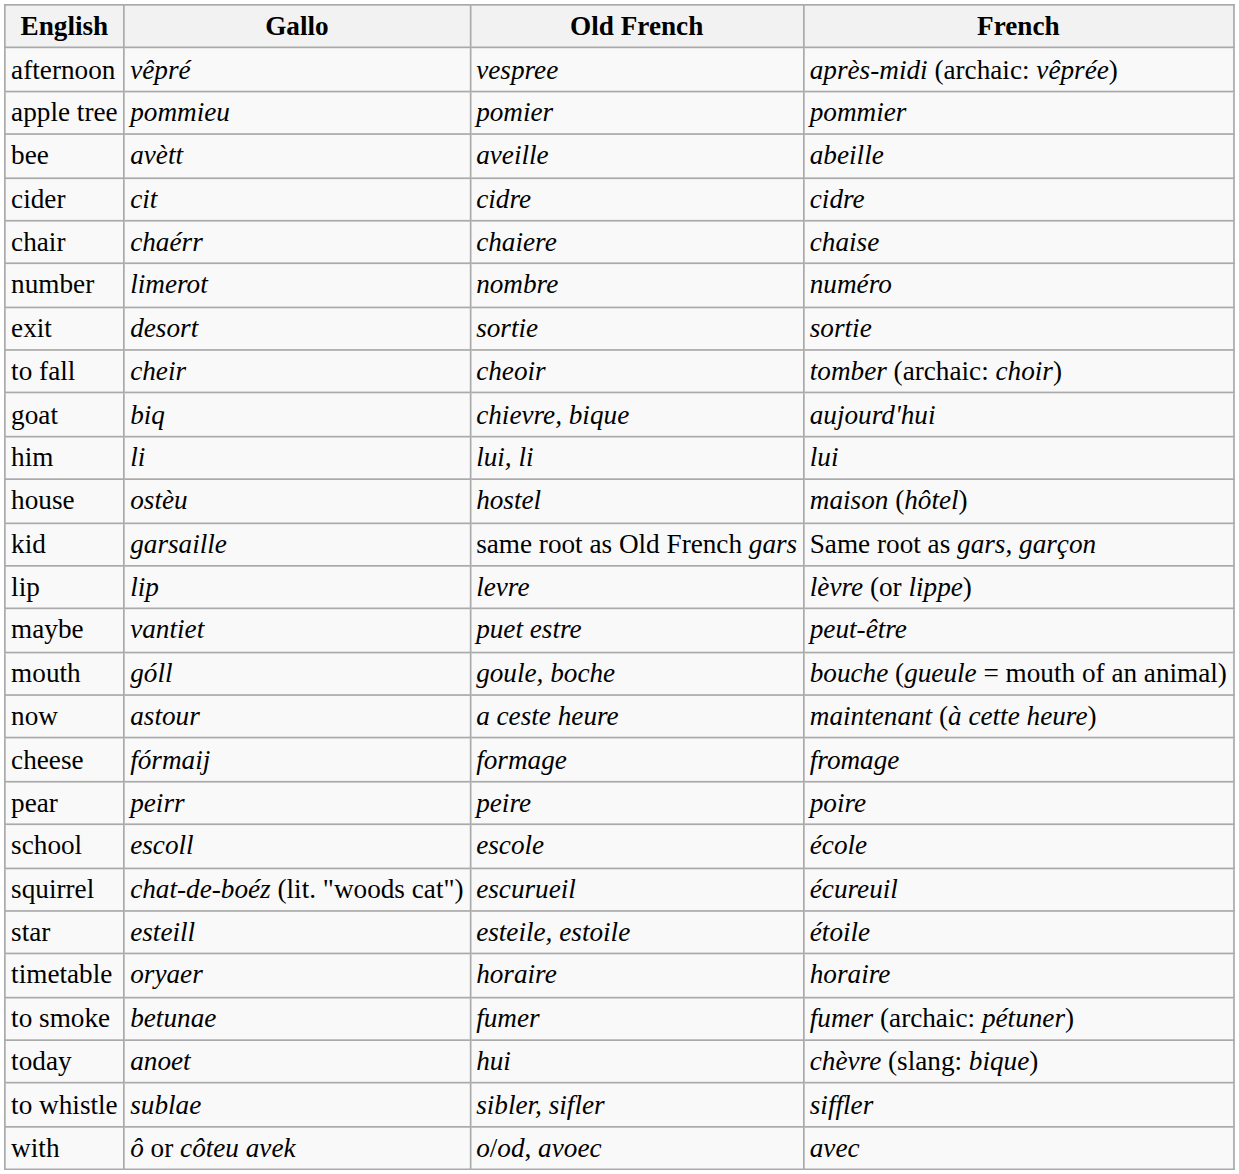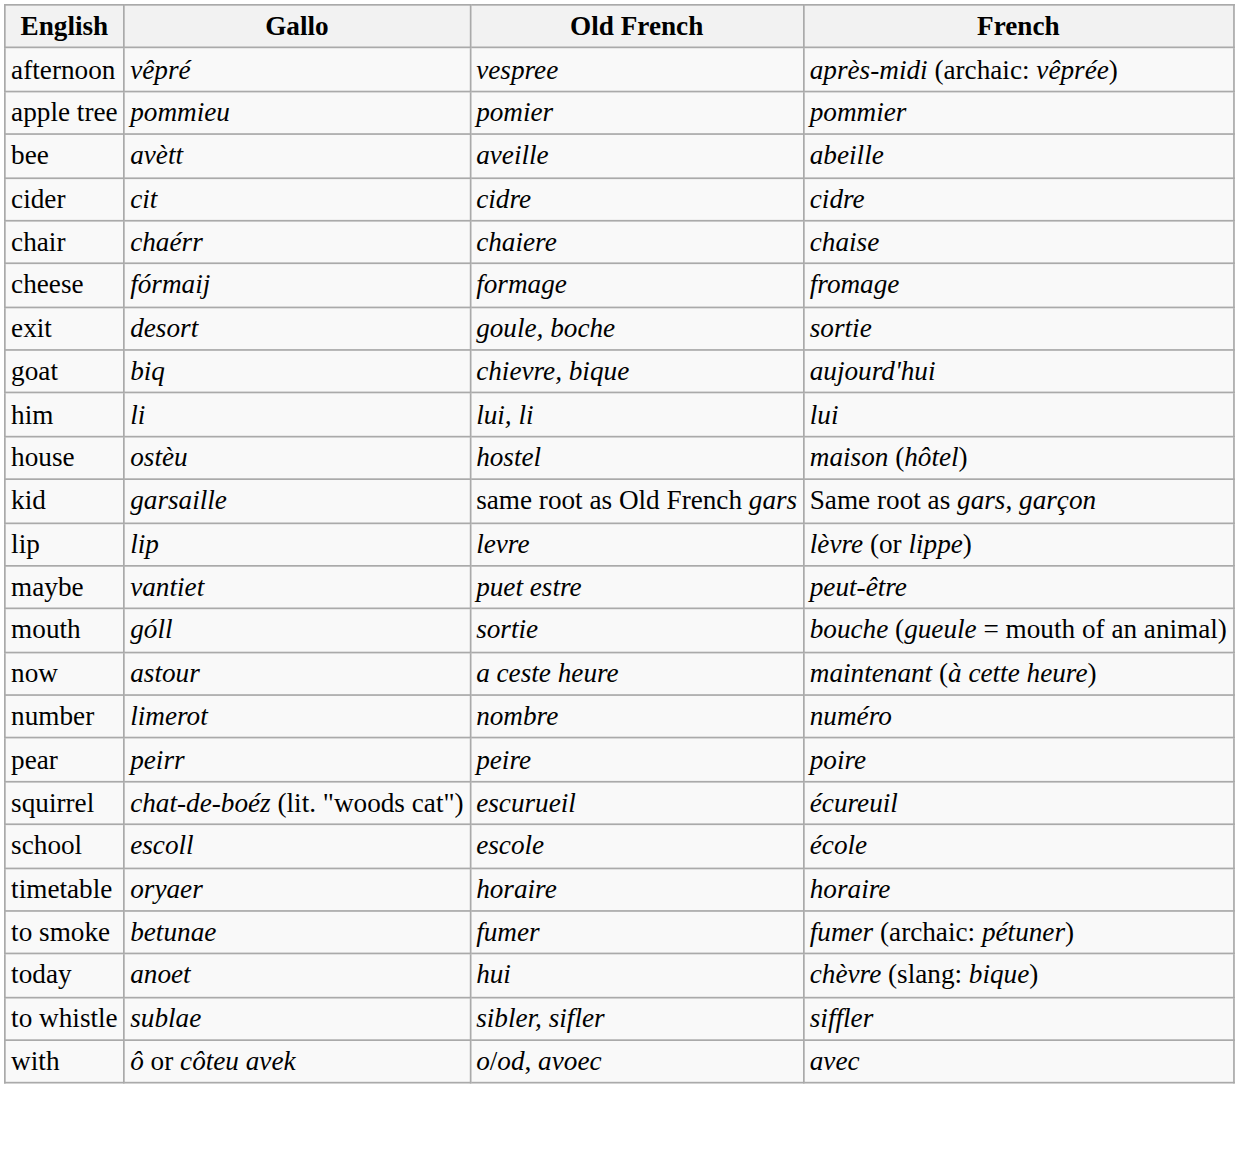rows swapped: (47, 759) <-> (53, 284)
(507, 328) sortie -> (546, 328) goule, boche
- row: (43, 371)
(546, 673) goule, boche -> (507, 629) sortie
rows swapped: (47, 845) <-> (53, 888)
- row: (31, 931)
